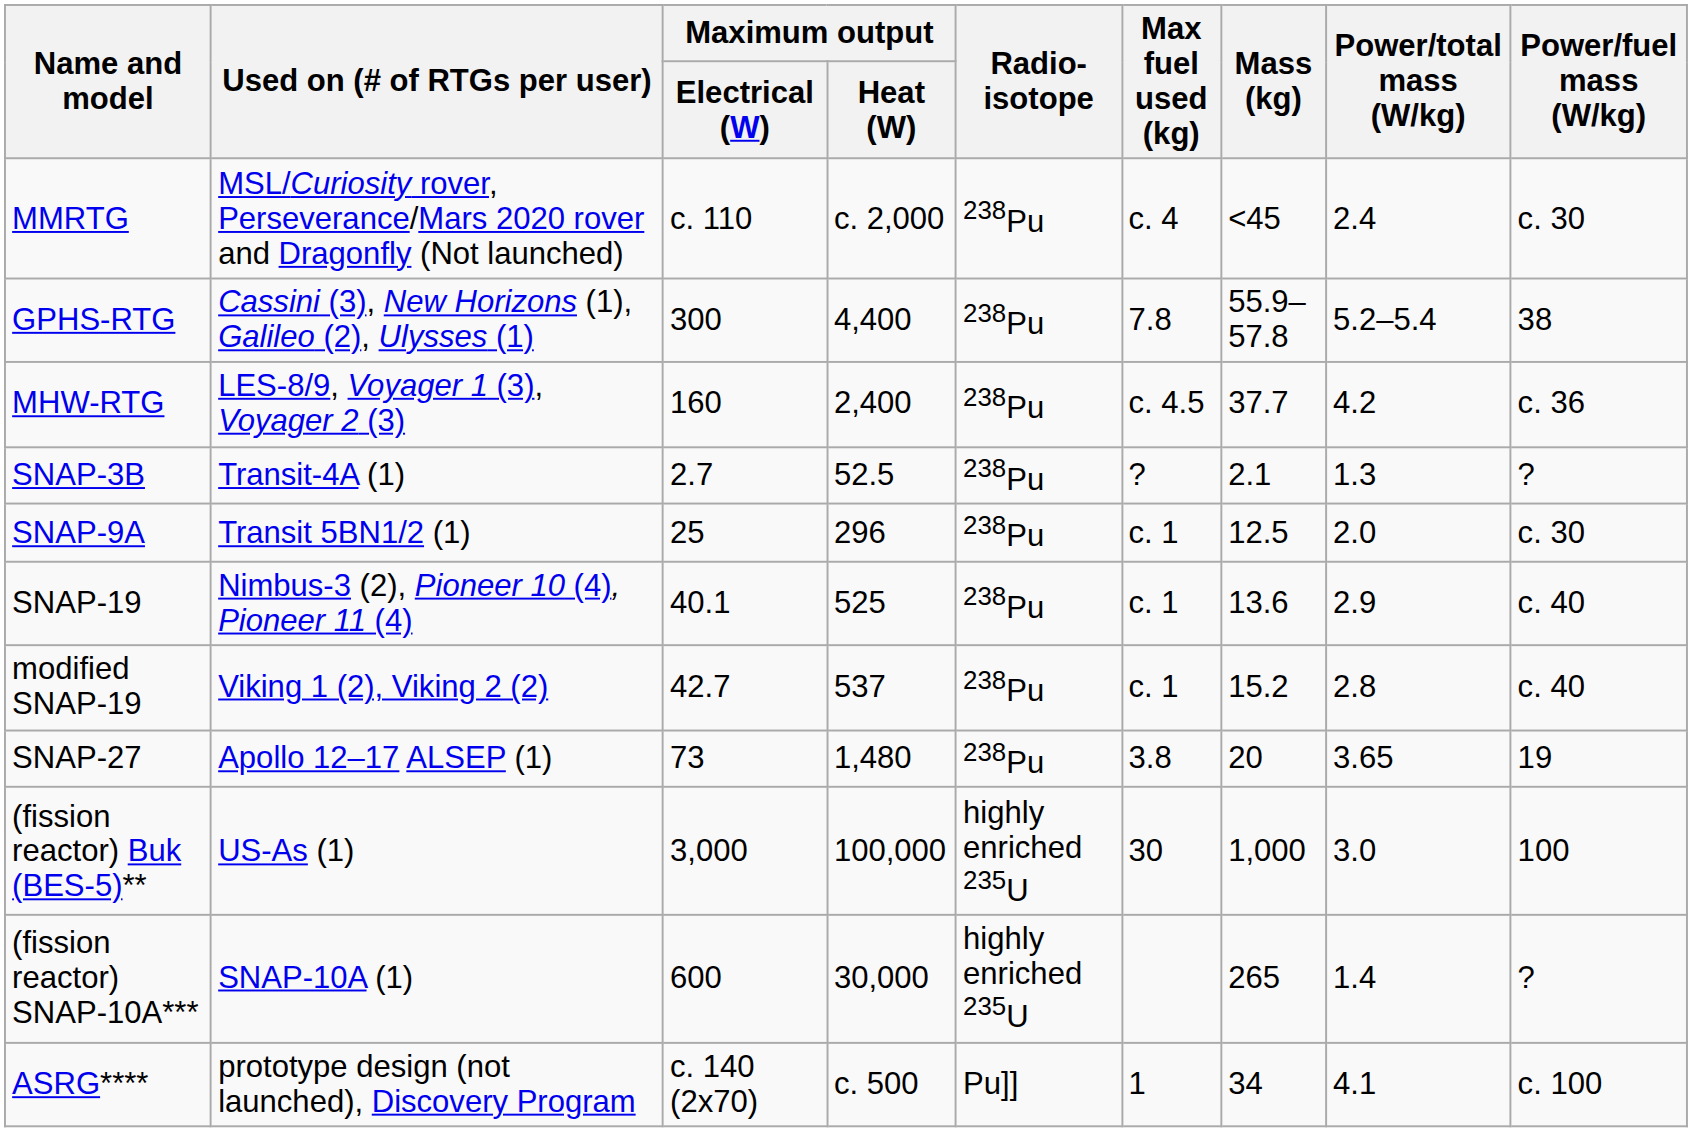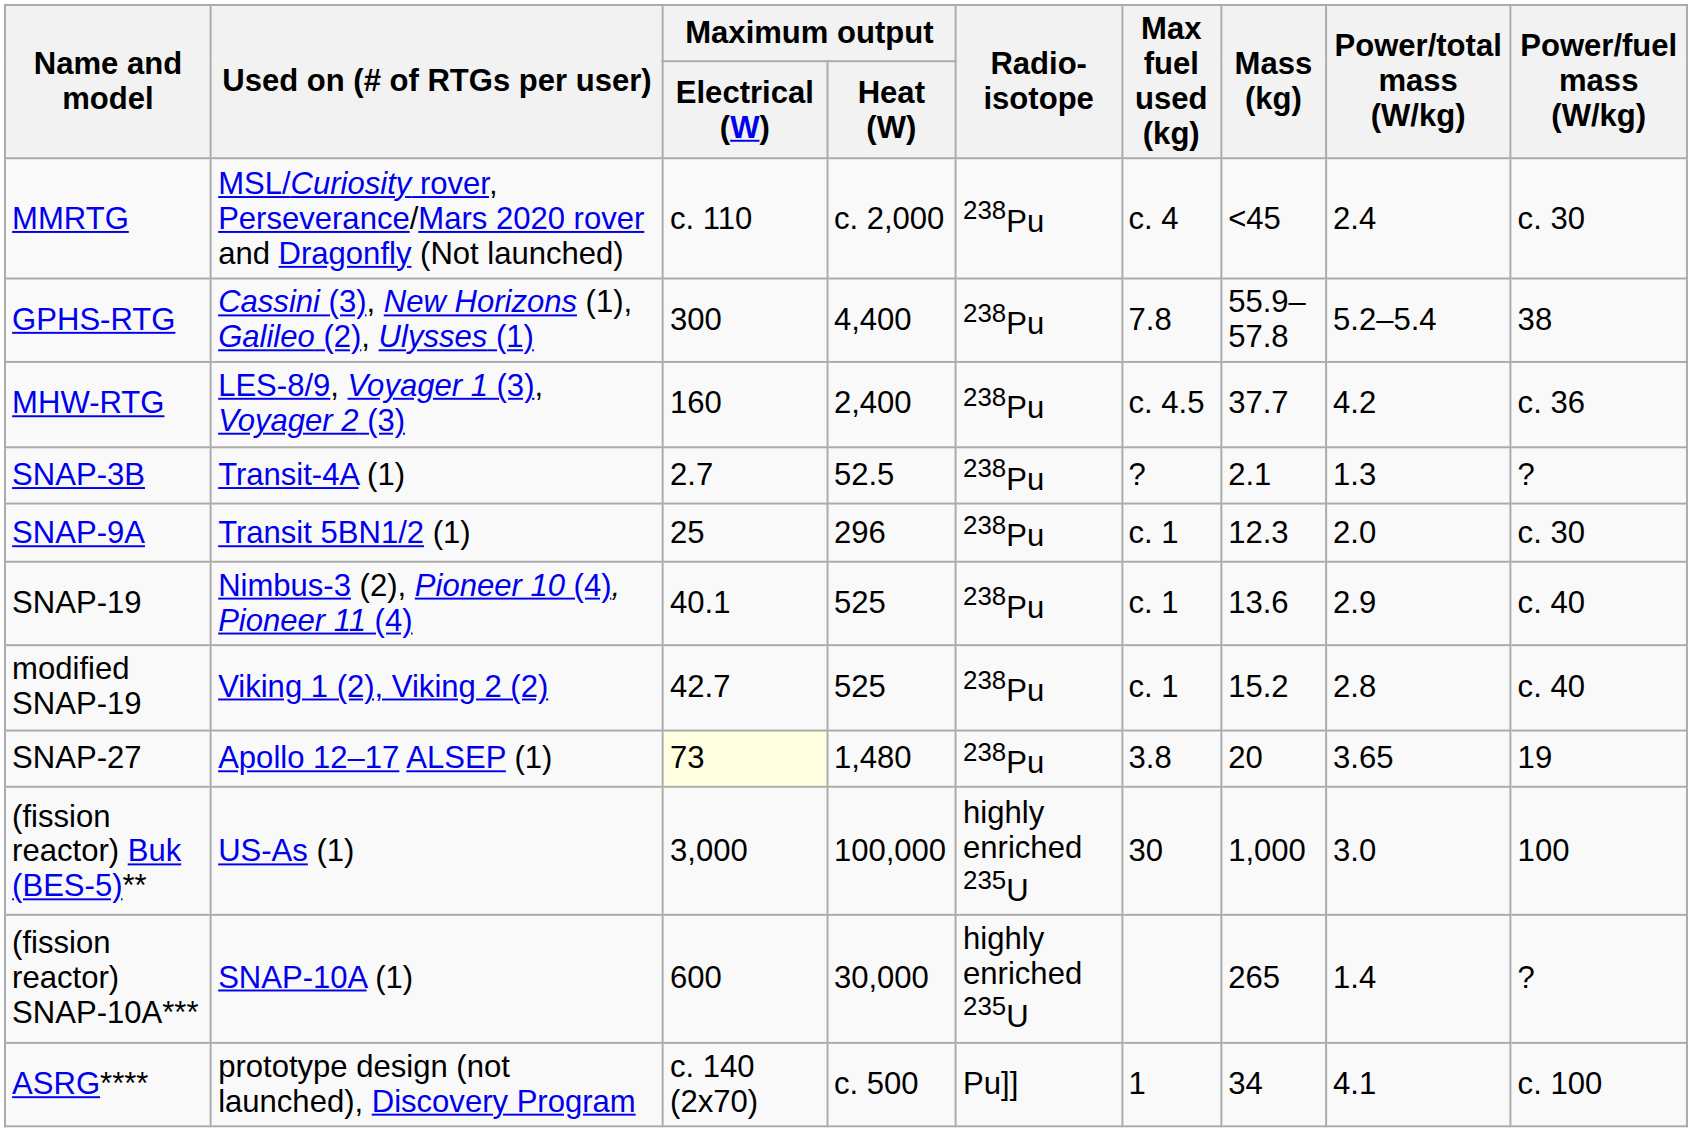(1258, 532) 12.5 -> (1258, 532) 12.3
(860, 687) 537 -> (860, 687) 525
(687, 758) no background -> (687, 758) lightyellow background
